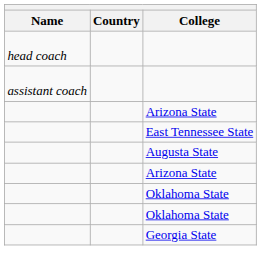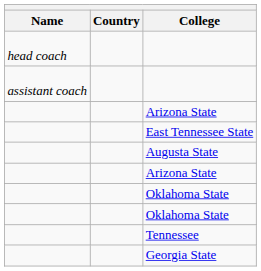+ row: (47, 235)
